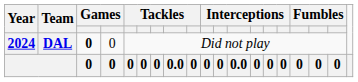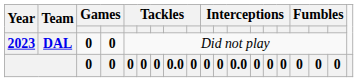(21, 43) 2024 -> (21, 43) 2023
(112, 43) normal -> (112, 43) bold
